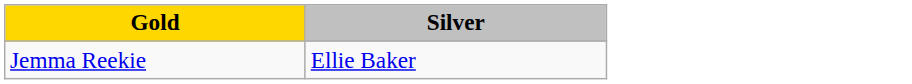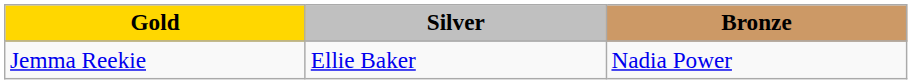+ column: (756, 22)
